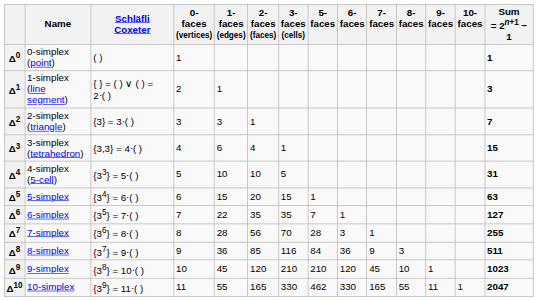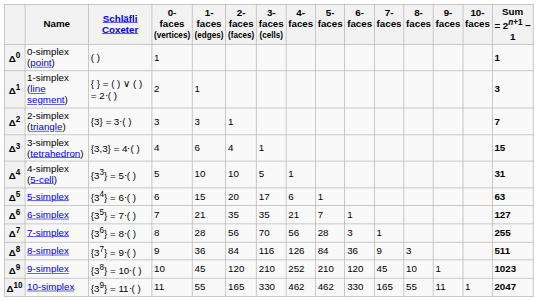+ column: (301, 24)
(286, 196) 15 -> (264, 196) 17
(222, 215) 22 -> (200, 215) 21
(256, 251) 85 -> (233, 251) 84
